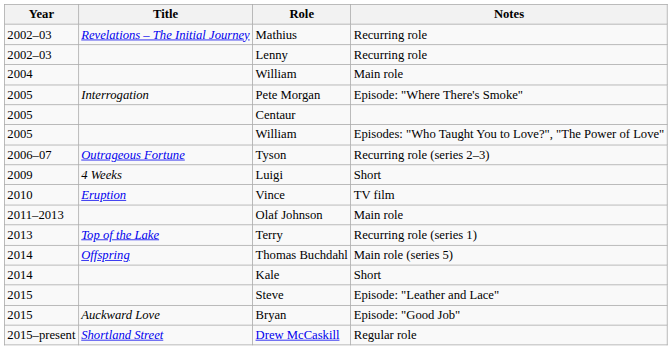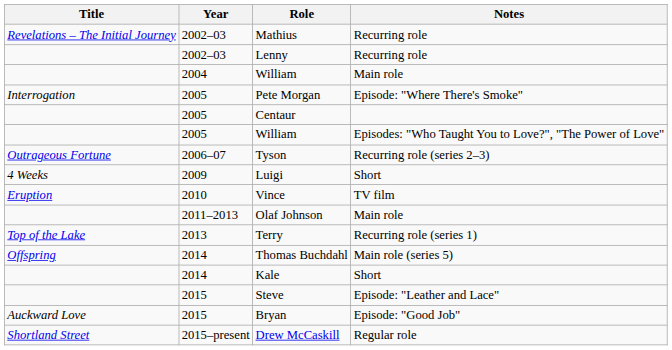columns swapped: (41, 14) <-> (165, 14)
